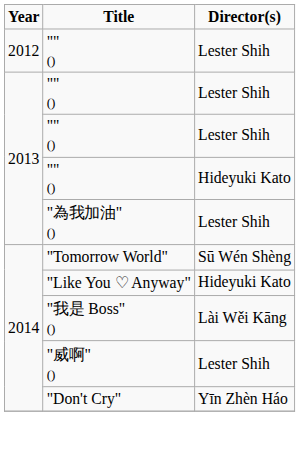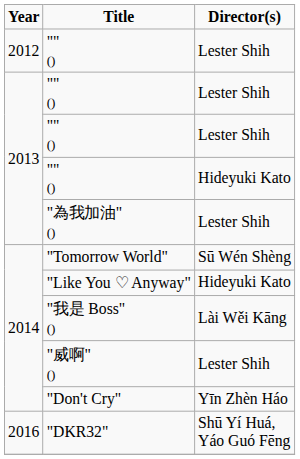+ row: (77, 432)
